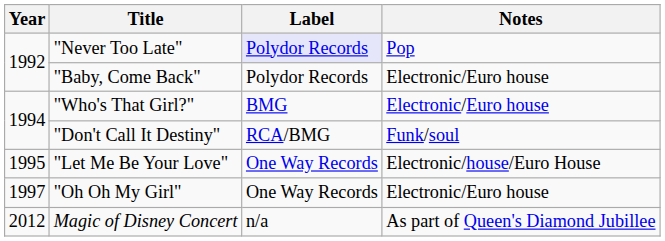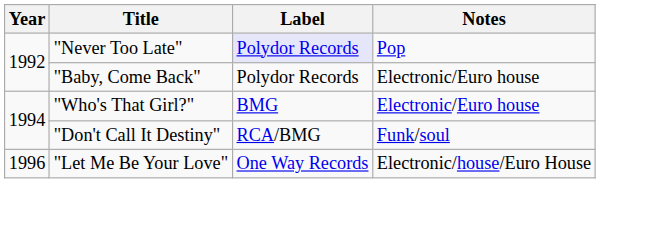(27, 163) 1995 -> (27, 163) 1996
- row: (118, 192)
- row: (146, 221)
